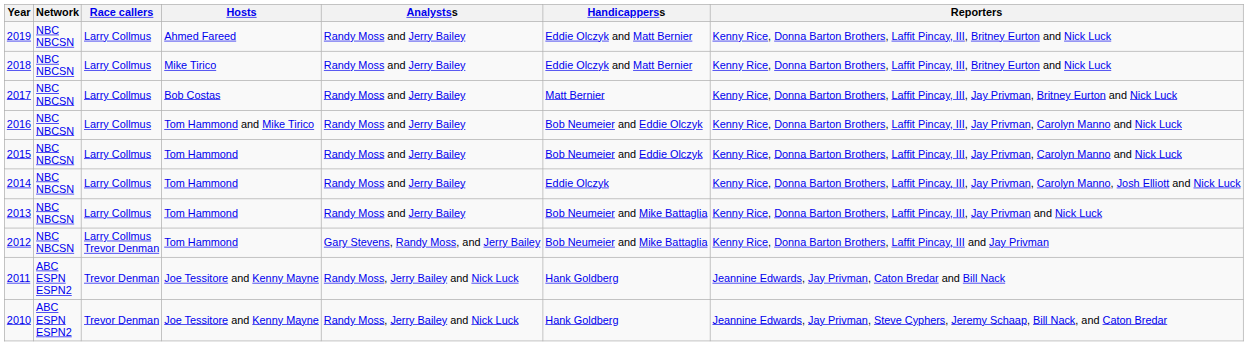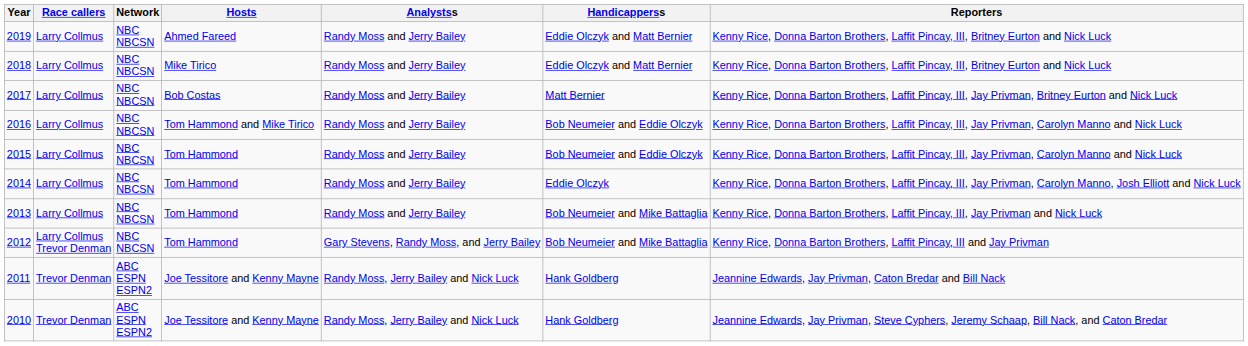columns swapped: (58, 13) <-> (122, 13)
